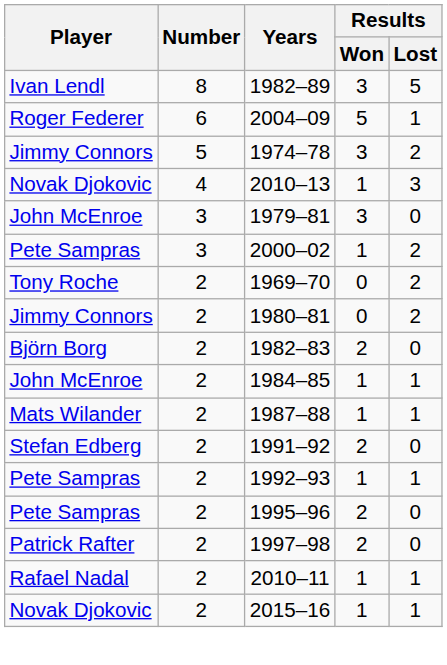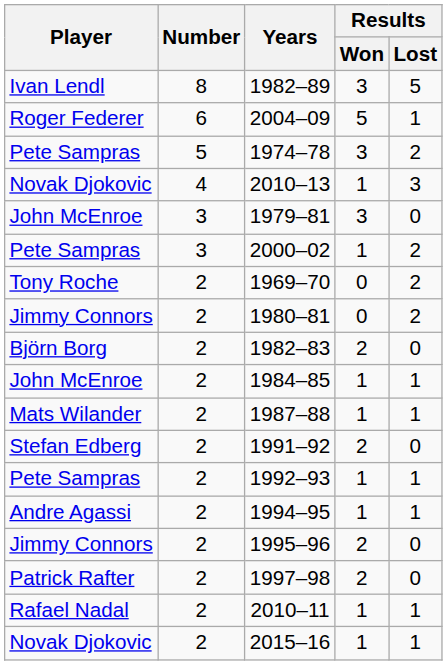(81, 151) Jimmy Connors -> (75, 151) Pete Sampras
+ row: (290, 511)
(75, 511) Pete Sampras -> (81, 544) Jimmy Connors
